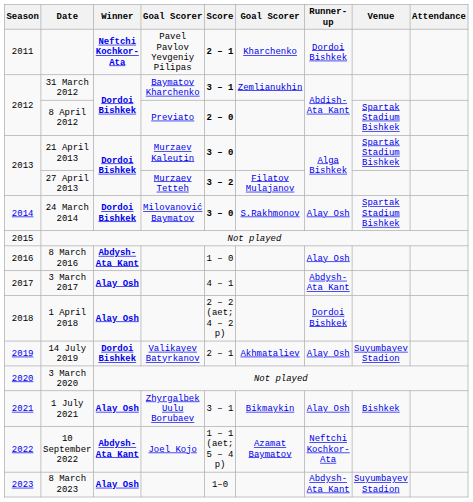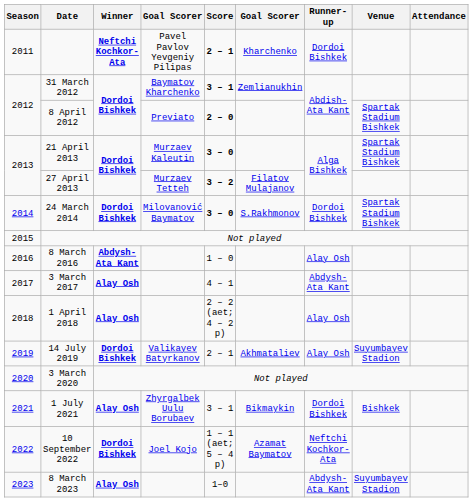(328, 213) Alay Osh -> (328, 213) Dordoi Bishkek
(328, 318) Dordoi Bishkek -> (328, 318) Alay Osh
(328, 409) Alay Osh -> (328, 409) Dordoi Bishkek
(117, 449) Abdysh-Ata Kant -> (117, 449) Dordoi Bishkek
